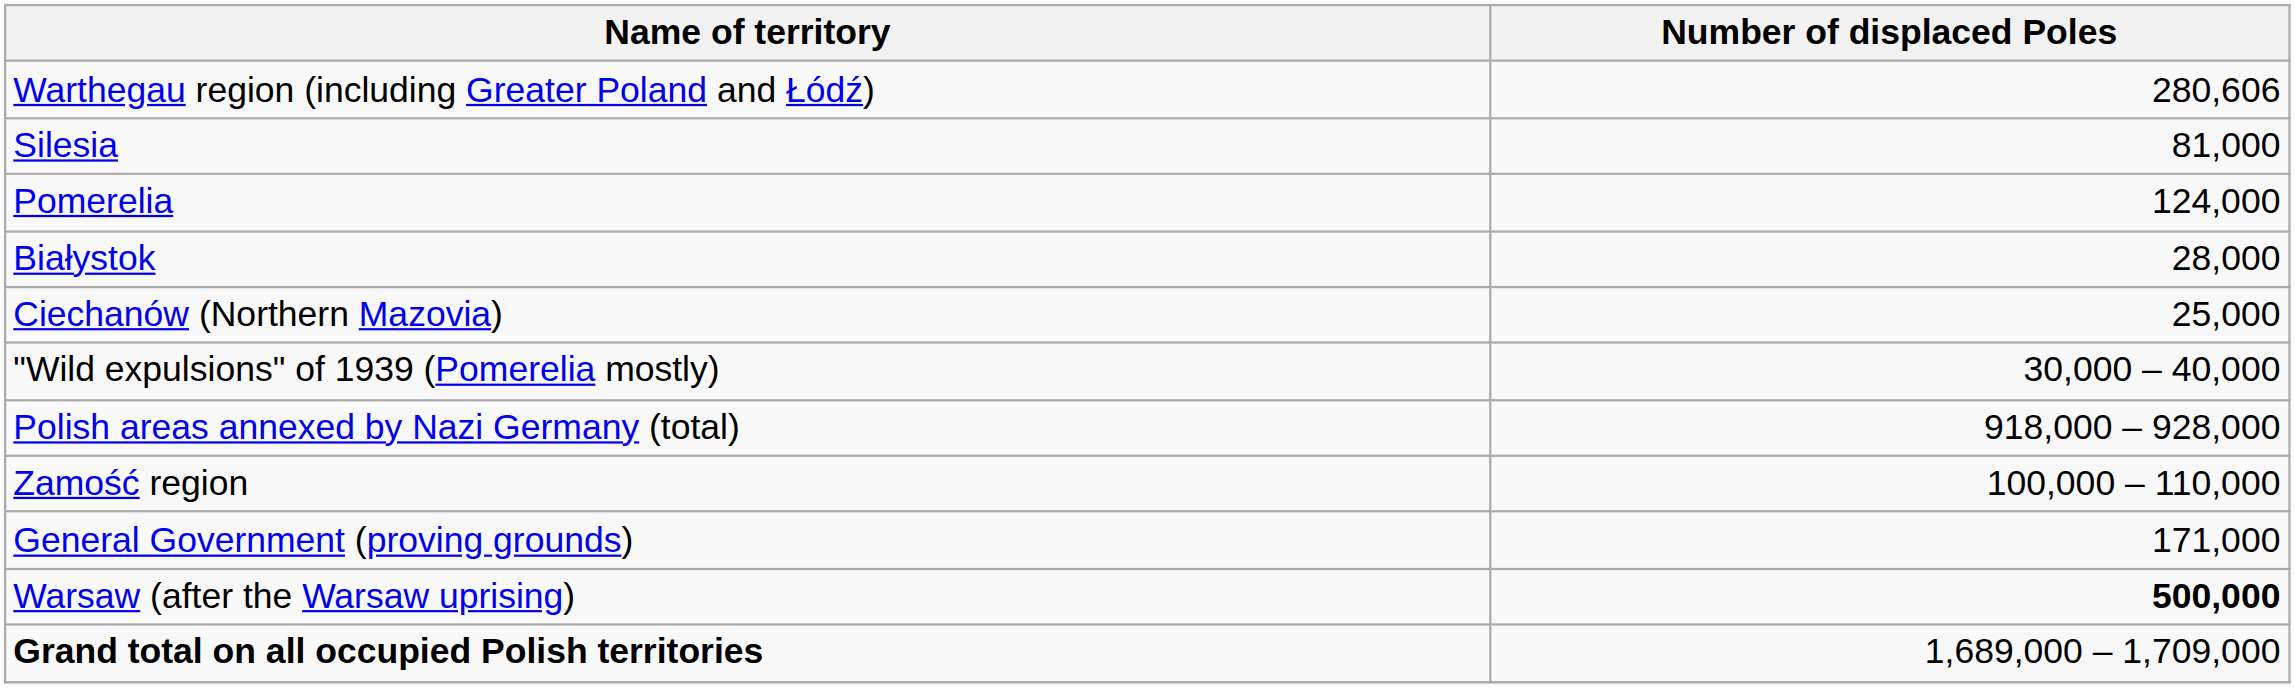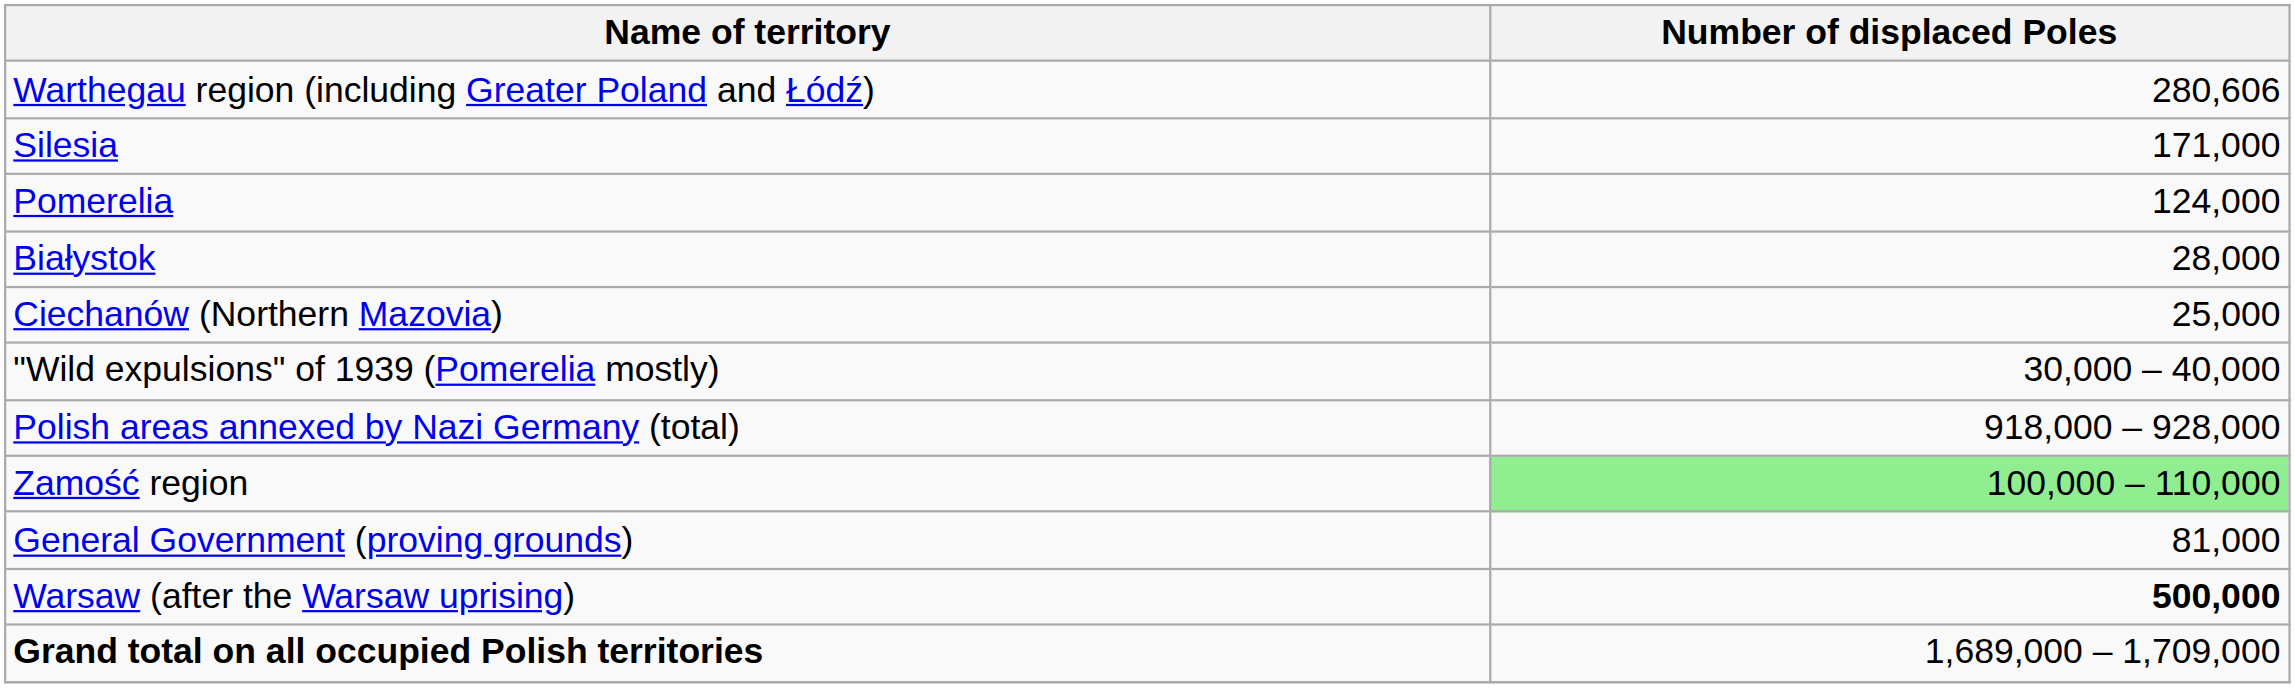(2226, 145) 81,000 -> (2216, 145) 171,000
(2134, 483) no background -> (2134, 483) lightgreen background
(2216, 539) 171,000 -> (2226, 539) 81,000
